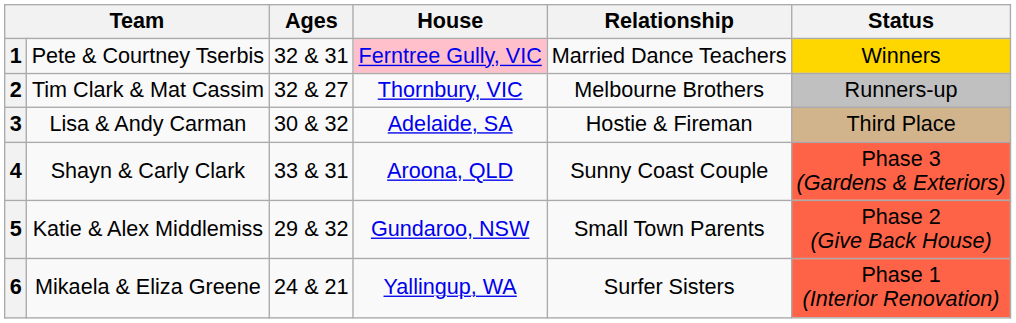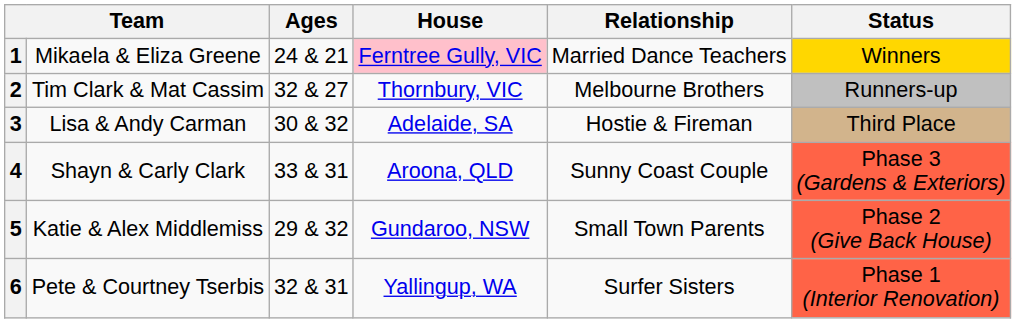(148, 55) Pete & Courtney Tserbis -> (148, 55) Mikaela & Eliza Greene
(311, 55) 32 & 31 -> (311, 55) 24 & 21
(148, 287) Mikaela & Eliza Greene -> (148, 287) Pete & Courtney Tserbis
(311, 287) 24 & 21 -> (311, 287) 32 & 31
